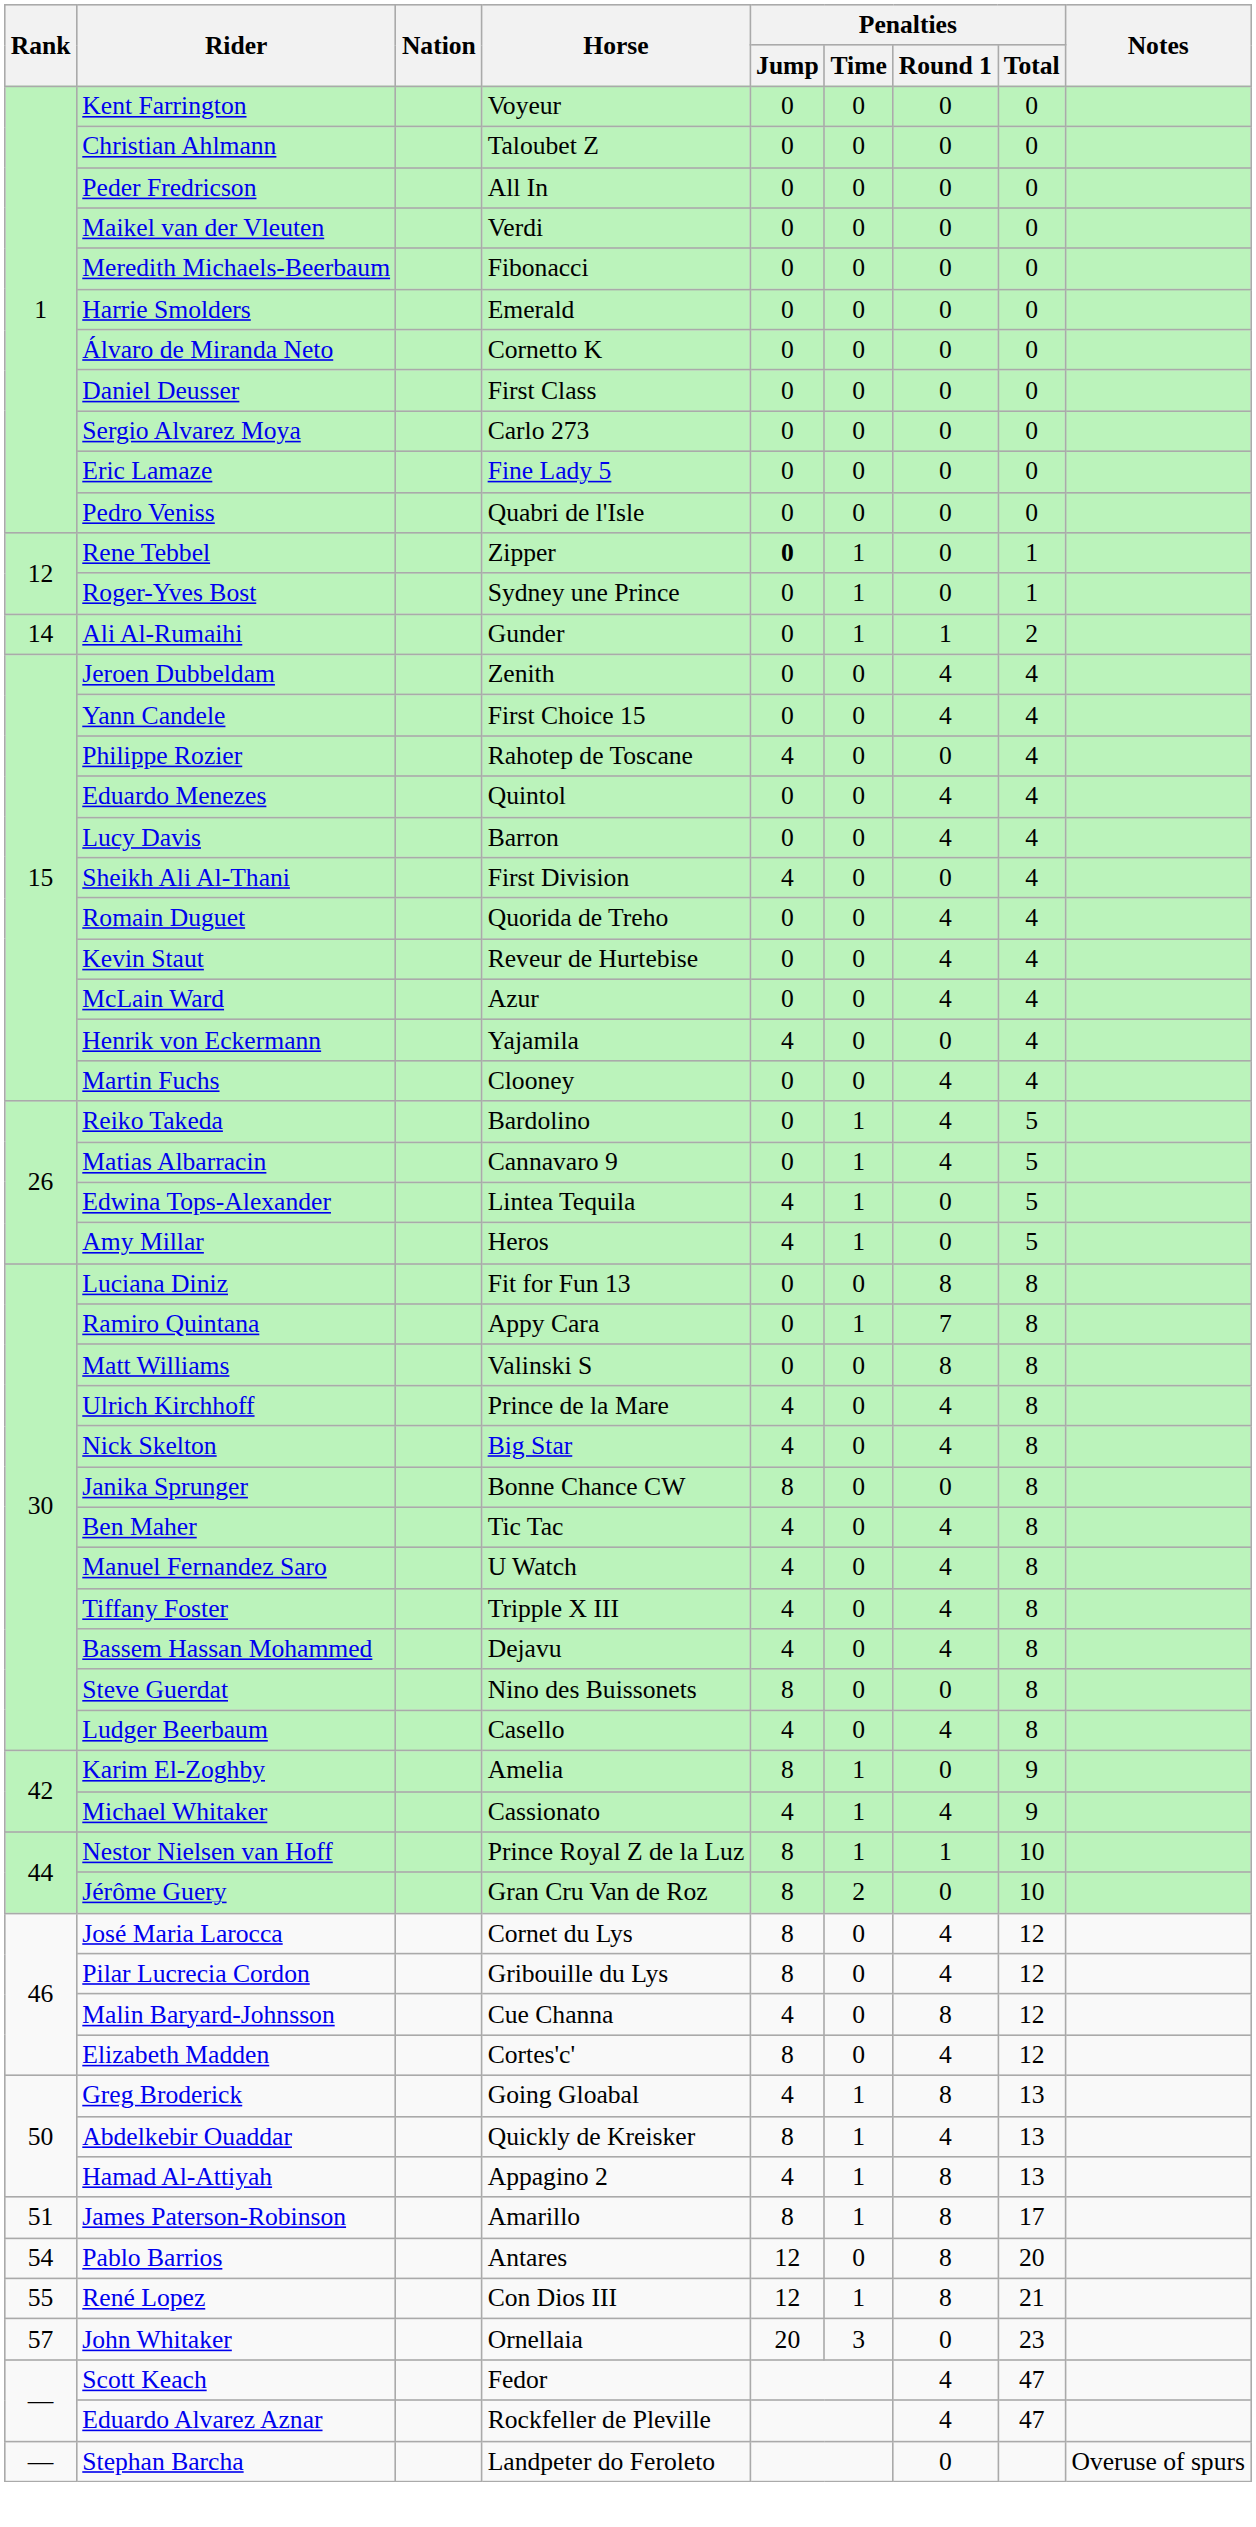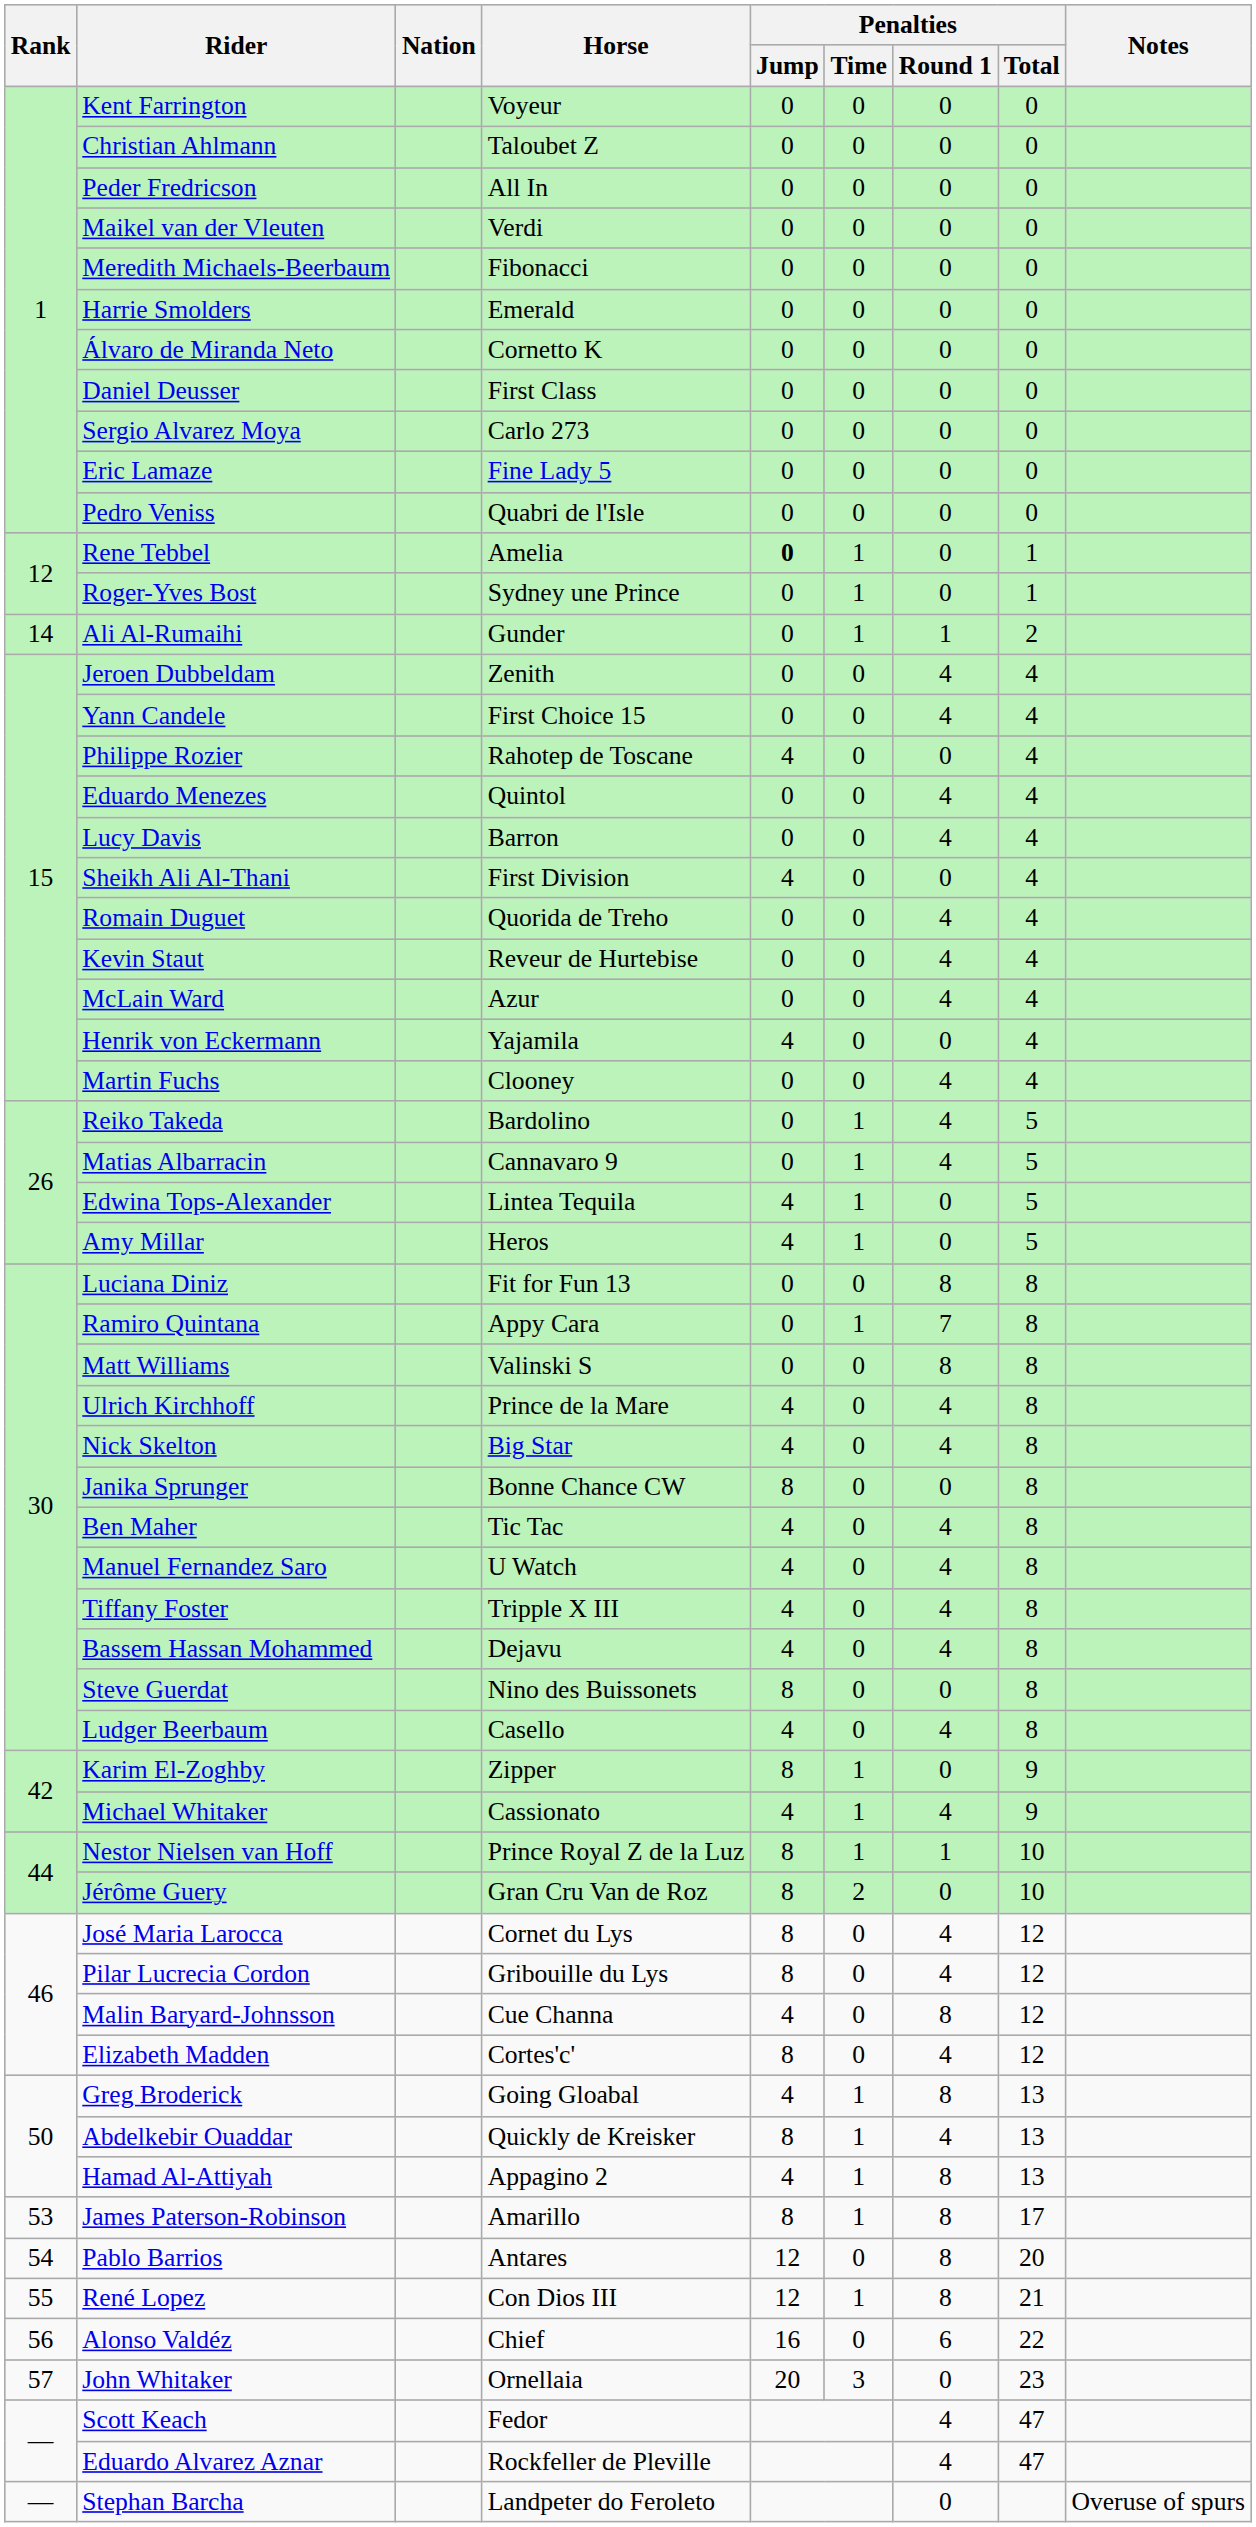(522, 552) Zipper -> (525, 552) Amelia
(525, 1770) Amelia -> (522, 1770) Zipper
(41, 2217) 51 -> (41, 2217) 53
+ row: (157, 2338)
